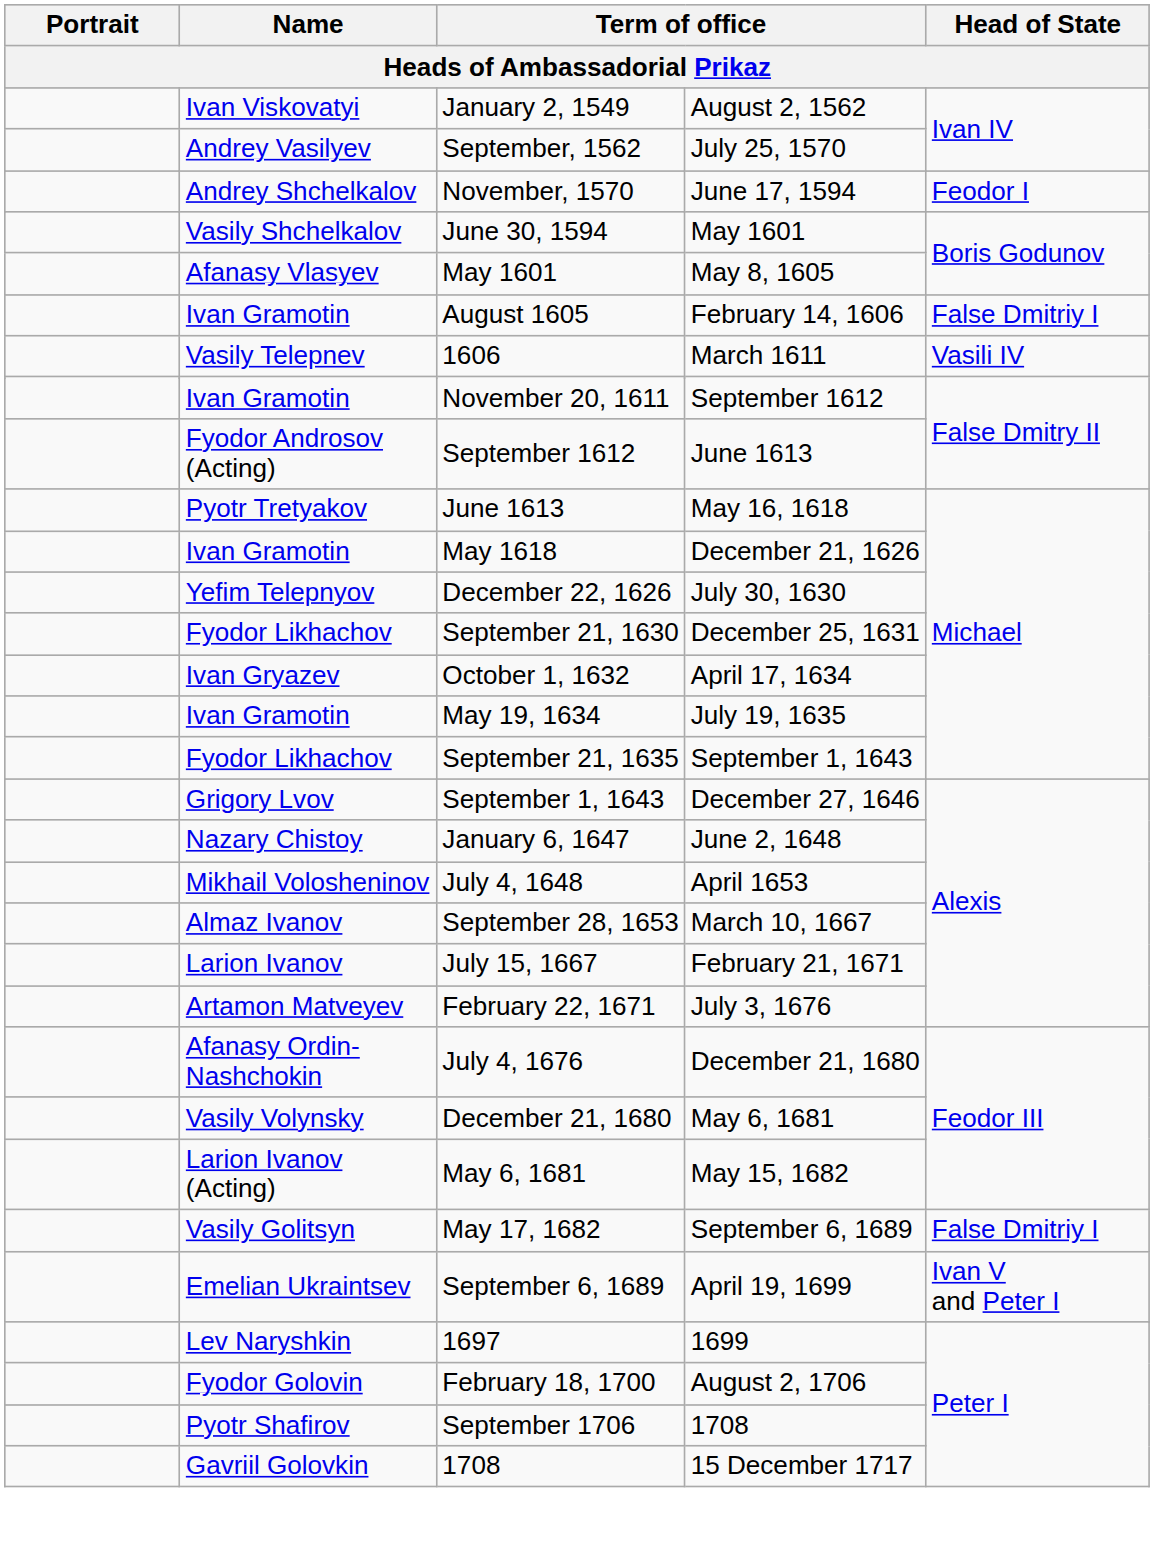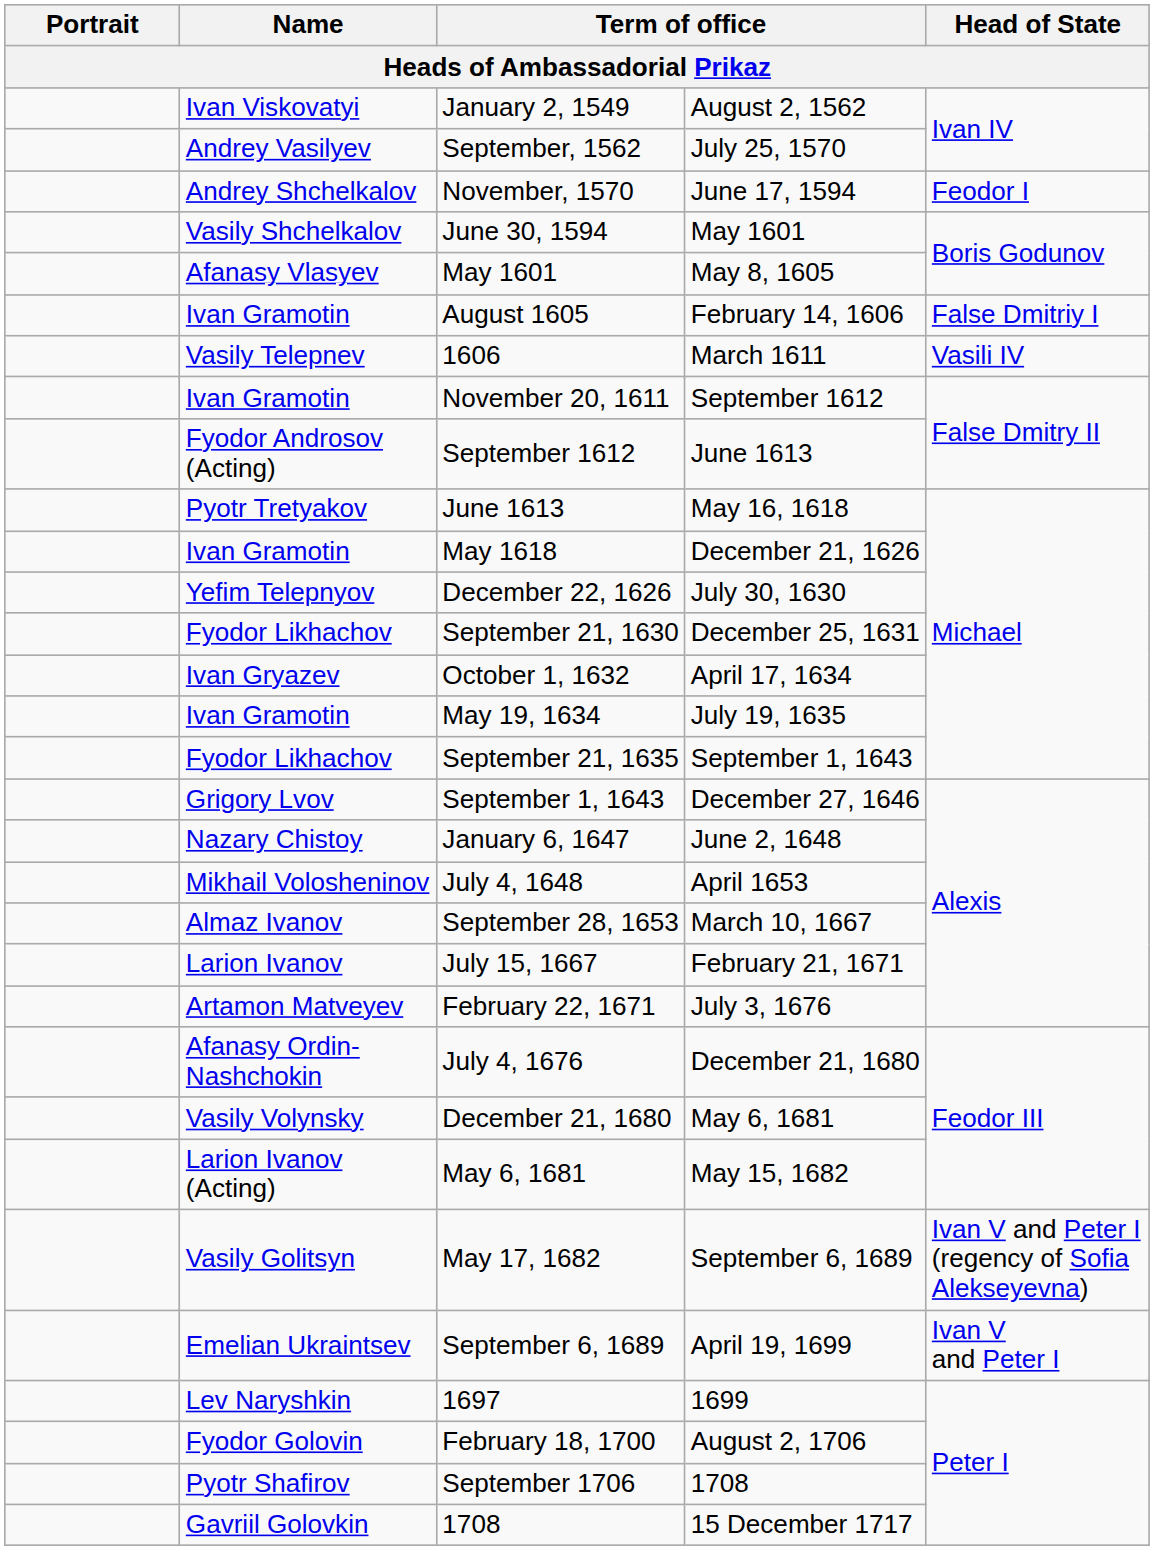(1015, 1229) False Dmitriy I -> (1036, 1259) Ivan V and Peter I (regency of Sofia Alekseyevna)
